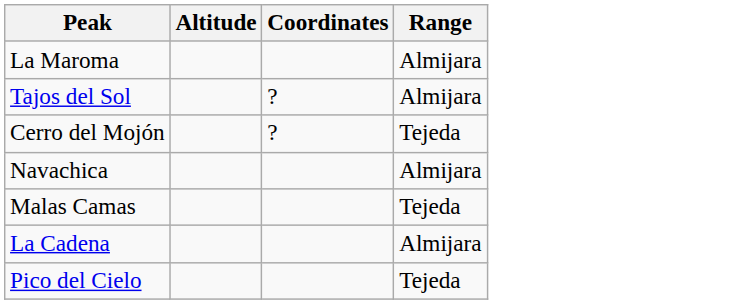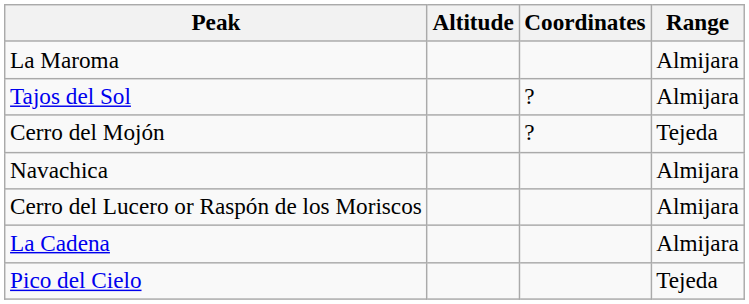- row: (73, 206)
+ row: (216, 206)
